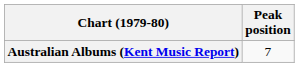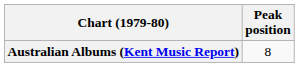(268, 51) 7 -> (268, 51) 8
